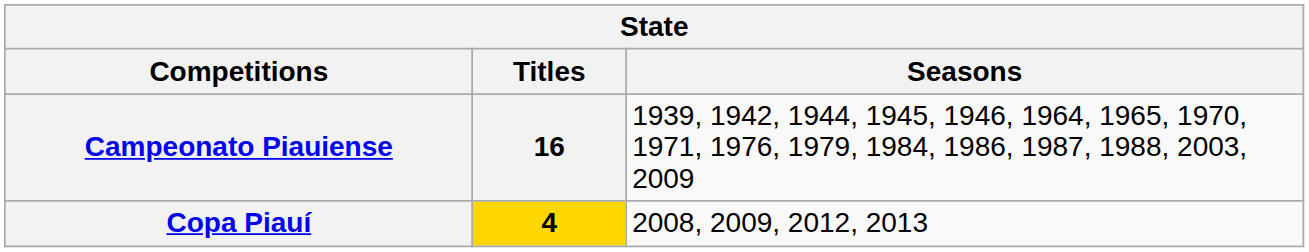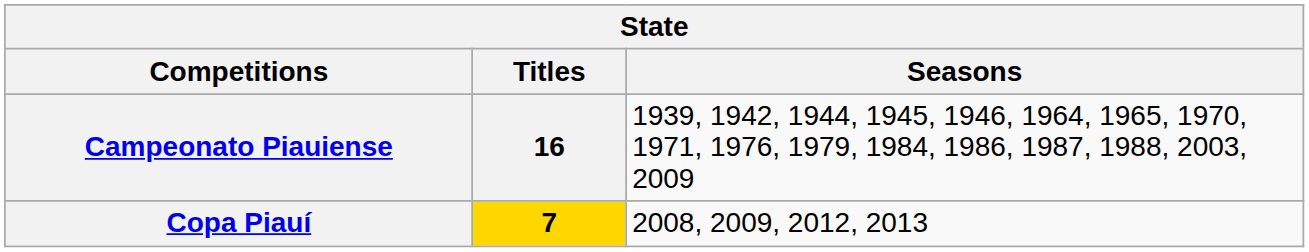(549, 222) 4 -> (549, 222) 7
